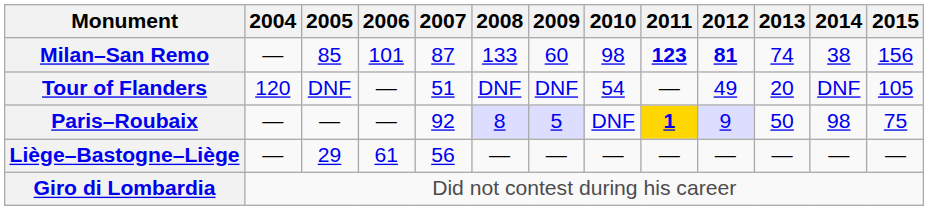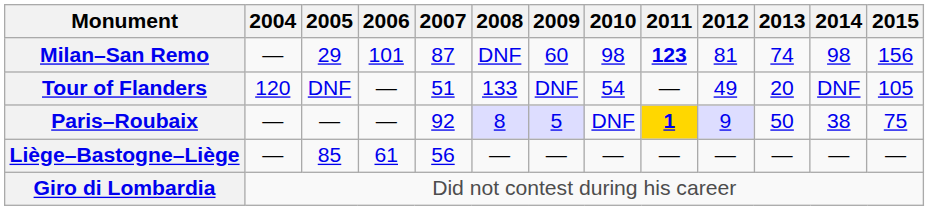(330, 54) 85 -> (330, 54) 29
(500, 54) 133 -> (500, 54) DNF
(725, 54) bold -> (725, 54) normal
(839, 54) 38 -> (839, 54) 98
(500, 88) DNF -> (500, 88) 133
(839, 121) 98 -> (839, 121) 38
(330, 155) 29 -> (330, 155) 85
